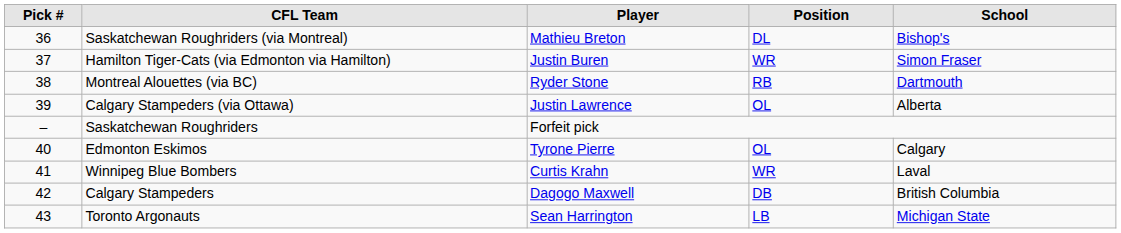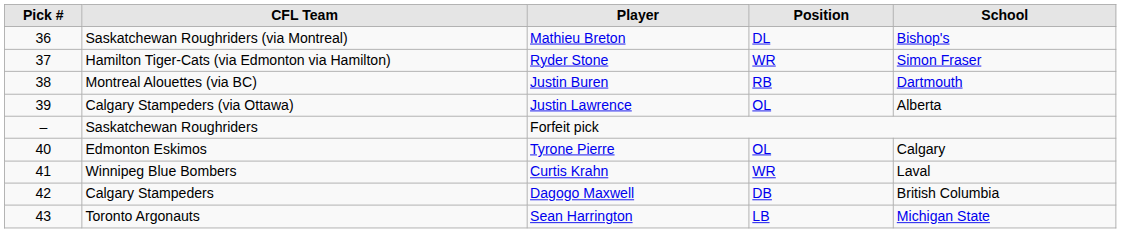(569, 60) Justin Buren -> (569, 60) Ryder Stone
(569, 82) Ryder Stone -> (569, 82) Justin Buren
